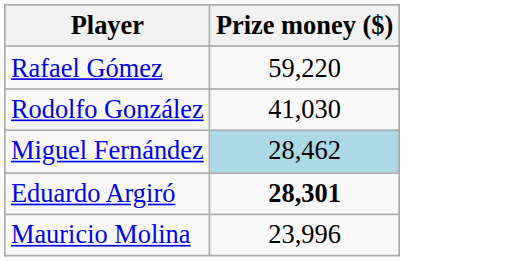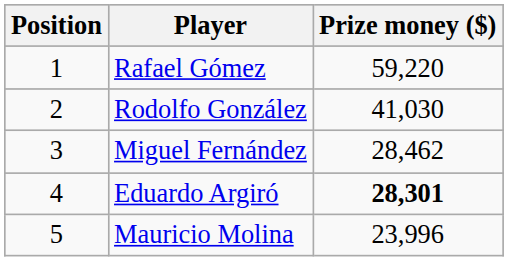+ column: (56, 25)
(305, 151) lightblue background -> (408, 151) no background
